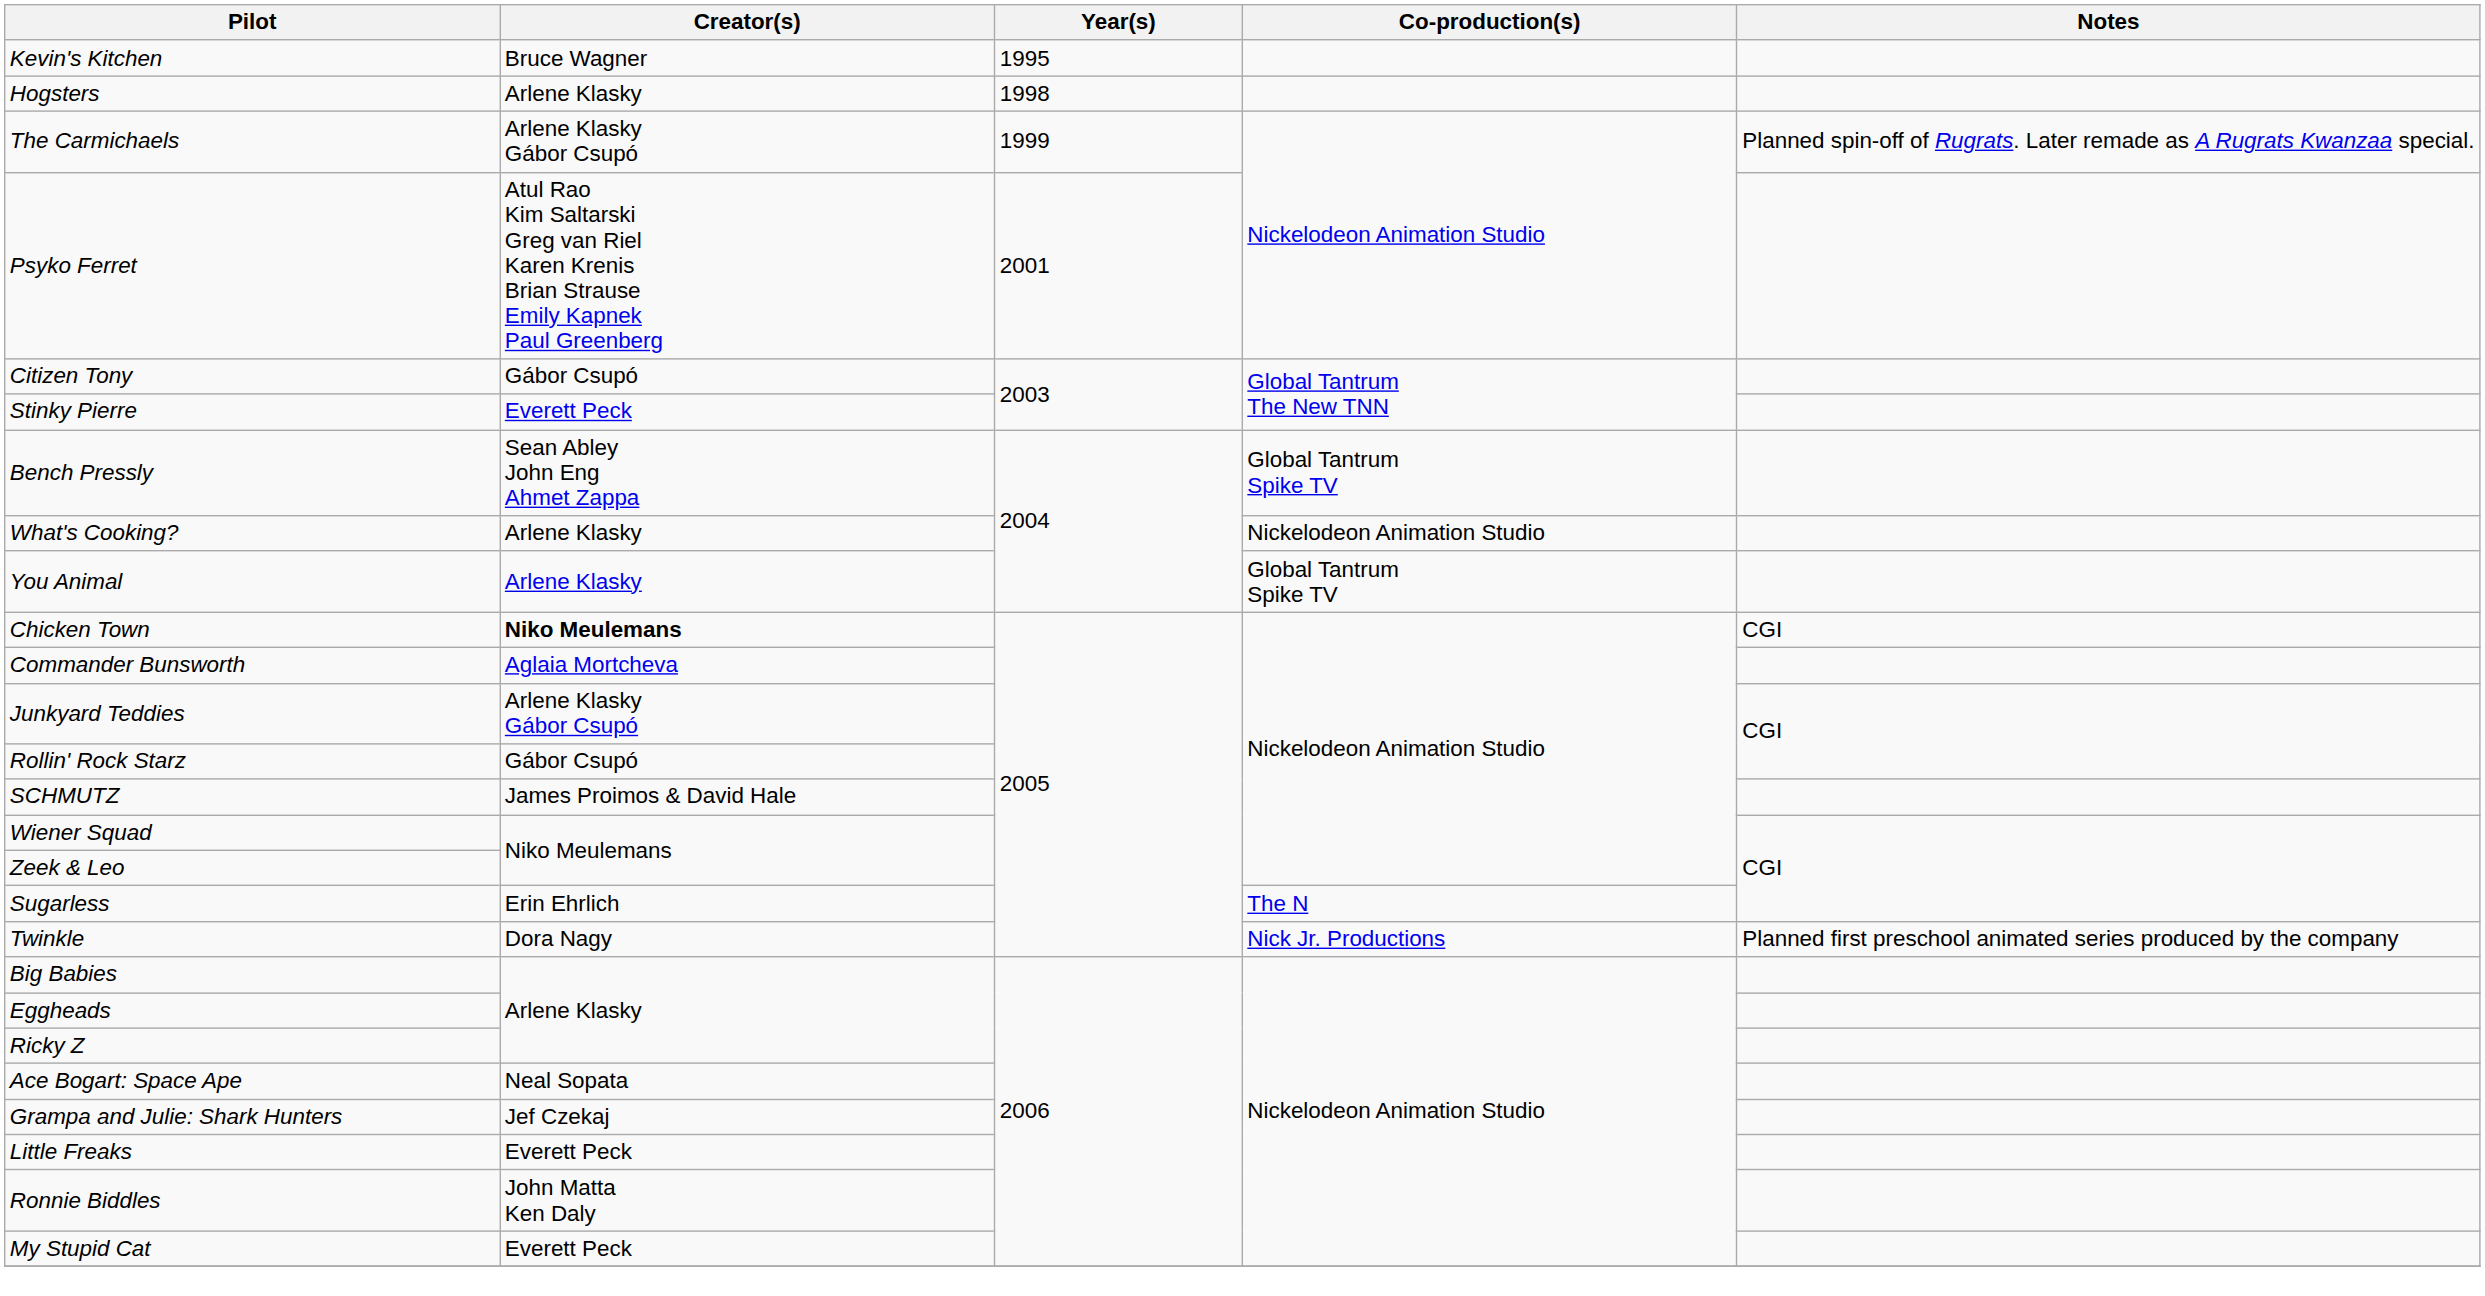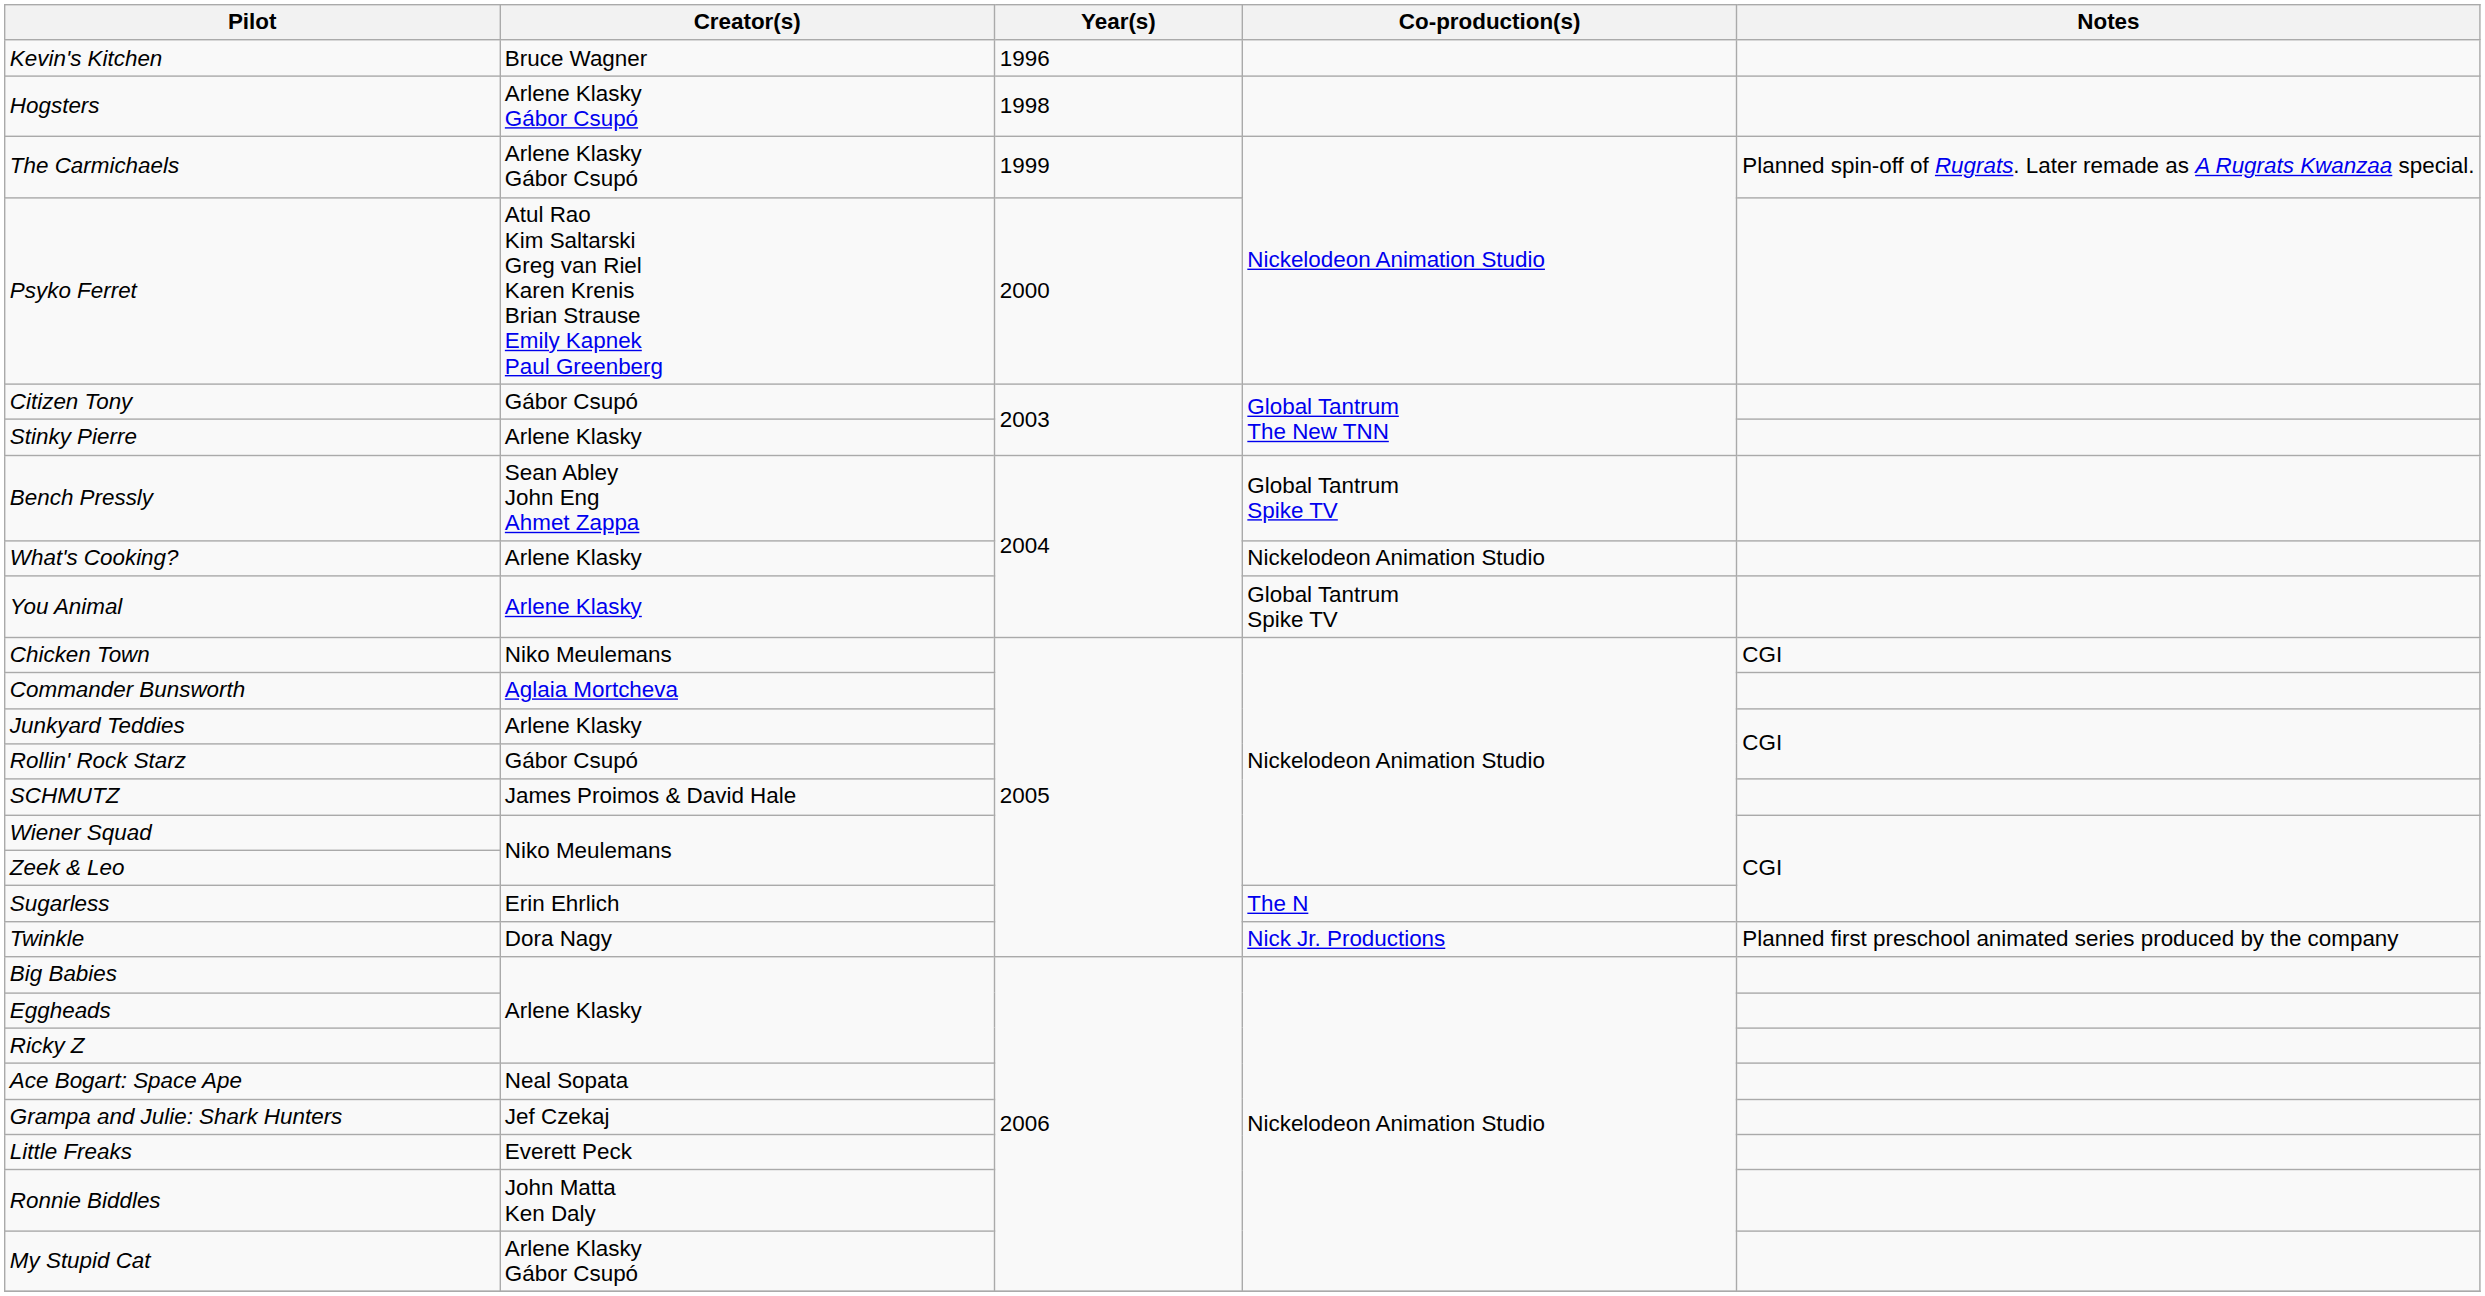(1025, 57) 1995 -> (1025, 57) 1996
(573, 93) Arlene Klasky -> (573, 105) Arlene Klasky Gábor Csupó
(1025, 265) 2001 -> (1025, 290) 2000
(568, 411) Everett Peck -> (573, 437) Arlene Klasky
(593, 629) bold -> (588, 654) normal
(573, 713) Arlene Klasky Gábor Csupó -> (573, 725) Arlene Klasky
(568, 1248) Everett Peck -> (573, 1260) Arlene Klasky Gábor Csupó
